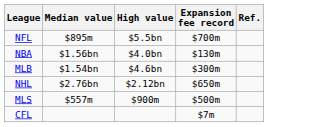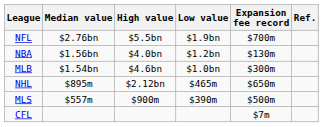+ column: (203, 17)
(79, 38) $895m -> (79, 38) $2.76bn
(79, 84) $2.76bn -> (79, 84) $895m
